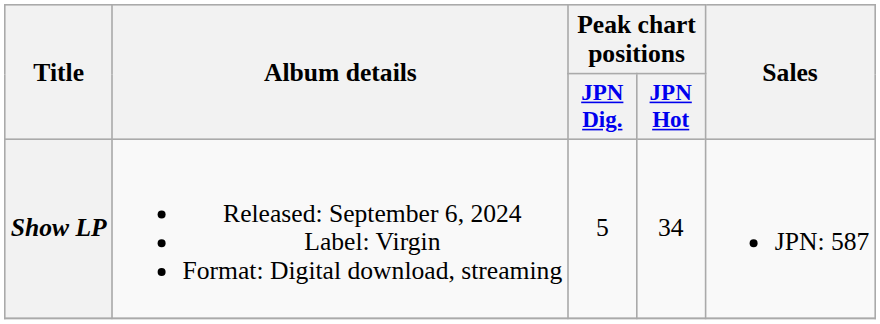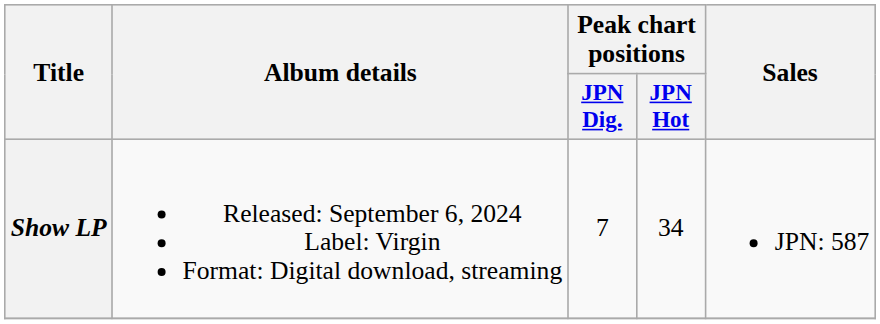(602, 228) 5 -> (602, 228) 7
